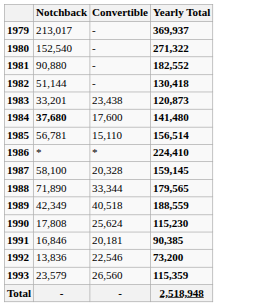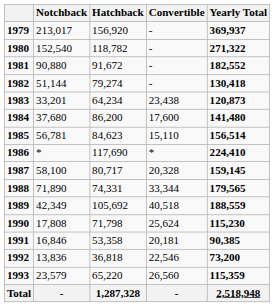+ column: (118, 13)
(51, 118) bold -> (51, 118) normal
